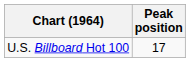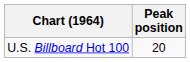(159, 47) 17 -> (159, 47) 20
